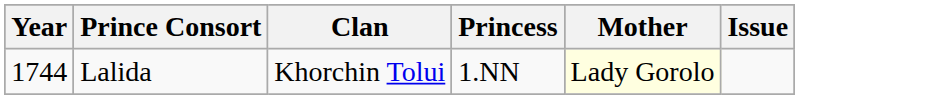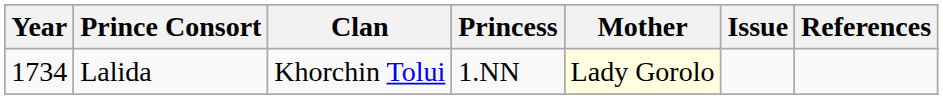+ column: (866, 26)
(39, 71) 1744 -> (39, 71) 1734
